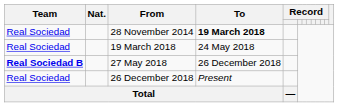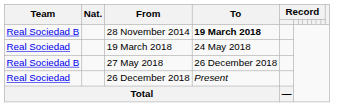(38, 32) Real Sociedad -> (43, 32) Real Sociedad B
(45, 63) bold -> (43, 63) normal
